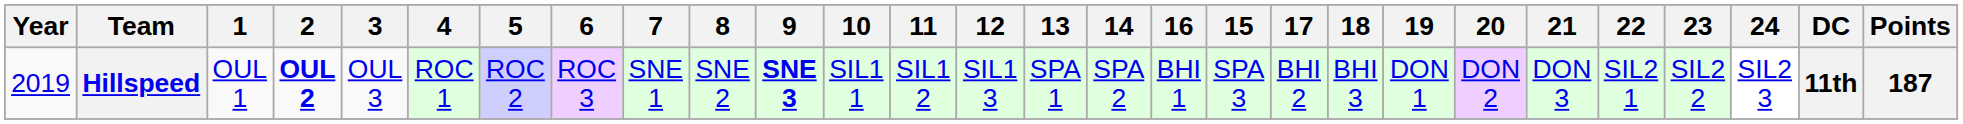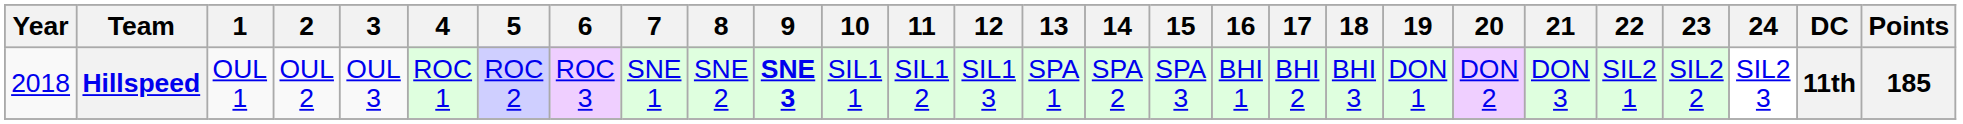columns swapped: (1239, 26) <-> (1179, 26)
(41, 83) 2019 -> (41, 83) 2018
(307, 83) bold -> (307, 83) normal
(1910, 83) 187 -> (1909, 83) 185
